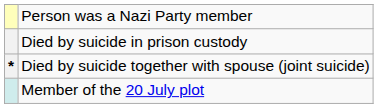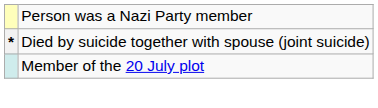- row: (134, 41)
